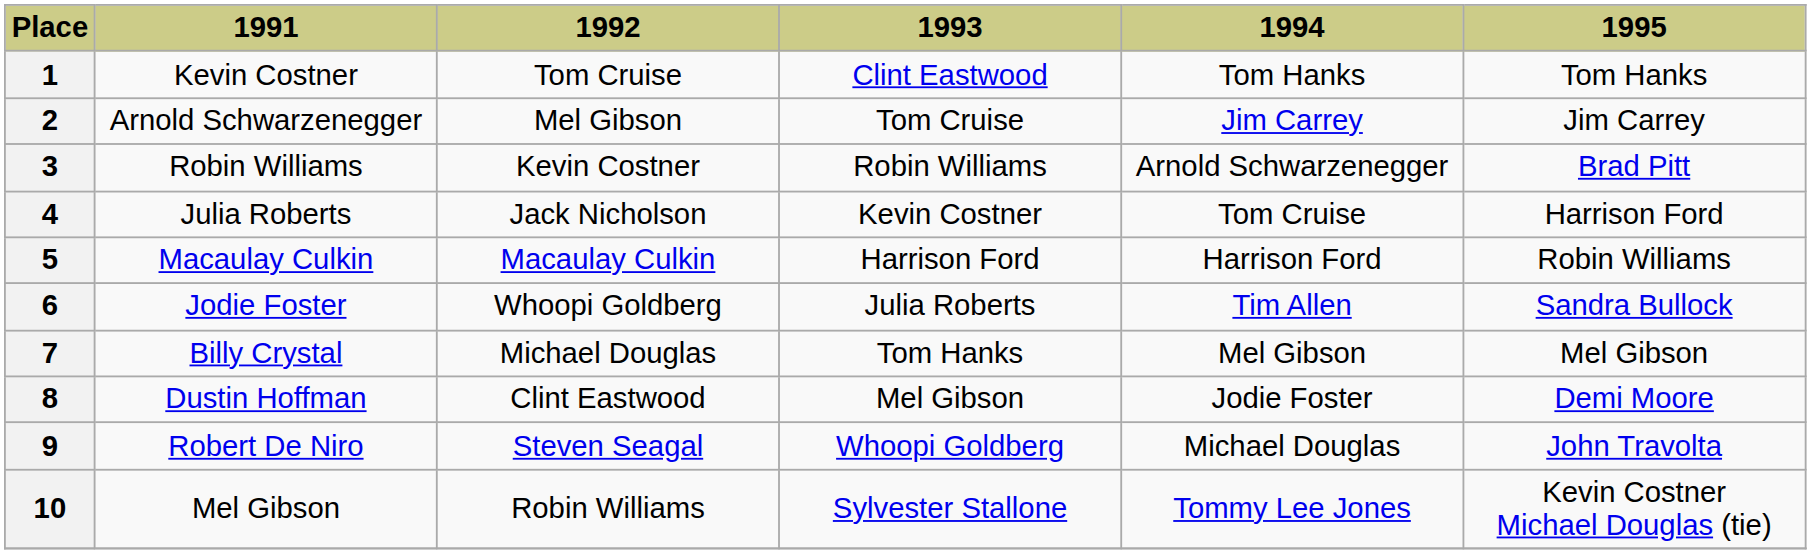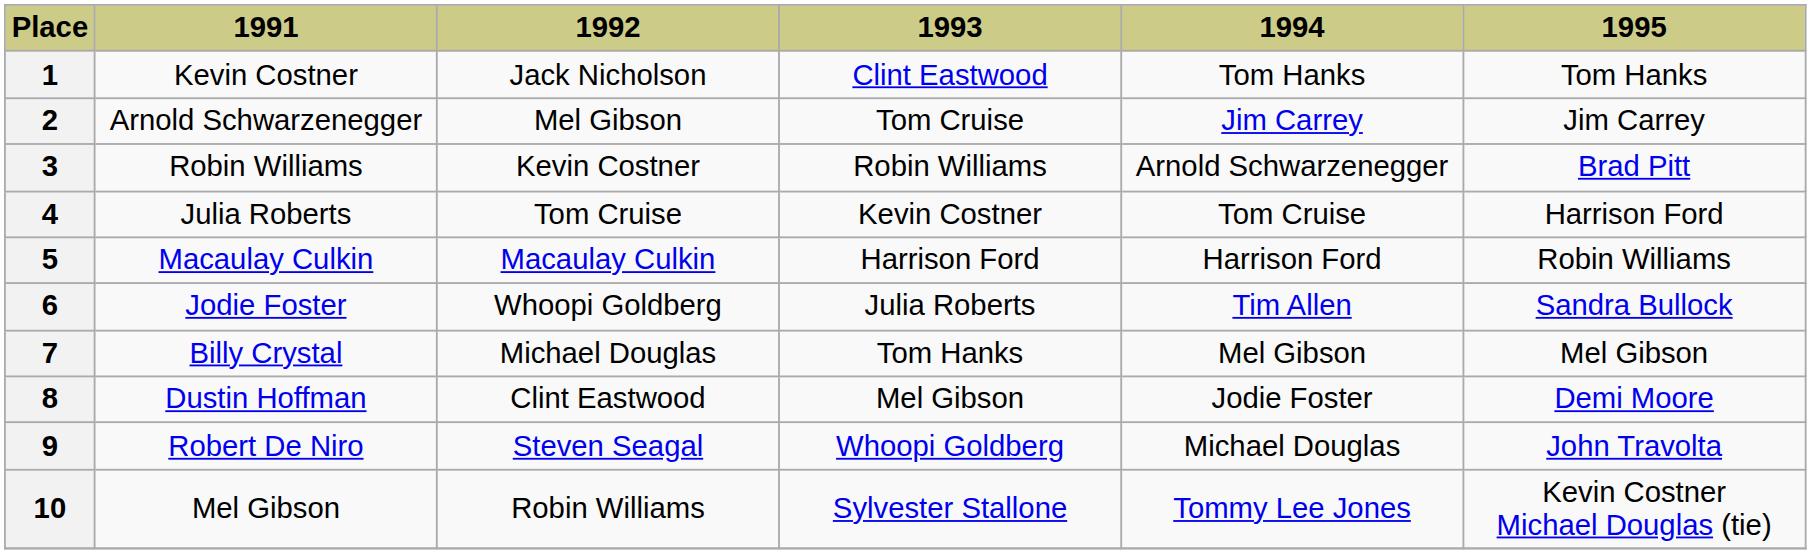(608, 74) Tom Cruise -> (608, 74) Jack Nicholson
(608, 213) Jack Nicholson -> (608, 213) Tom Cruise
